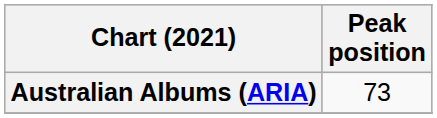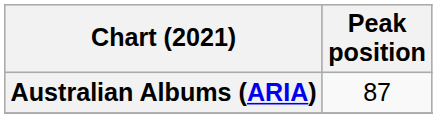(377, 92) 73 -> (377, 92) 87
